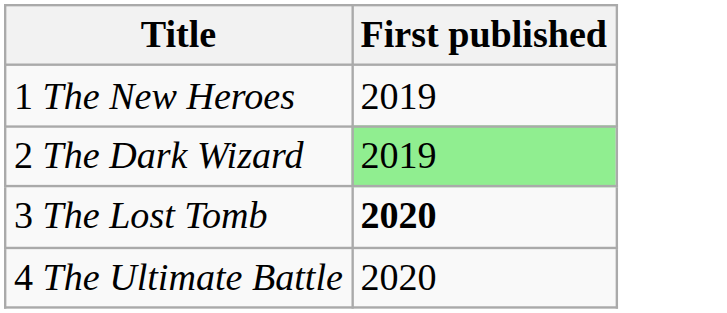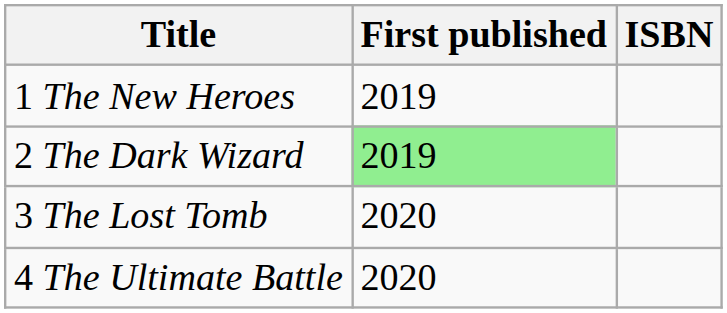+ column: (669, 34)
(399, 215) bold -> (399, 215) normal
